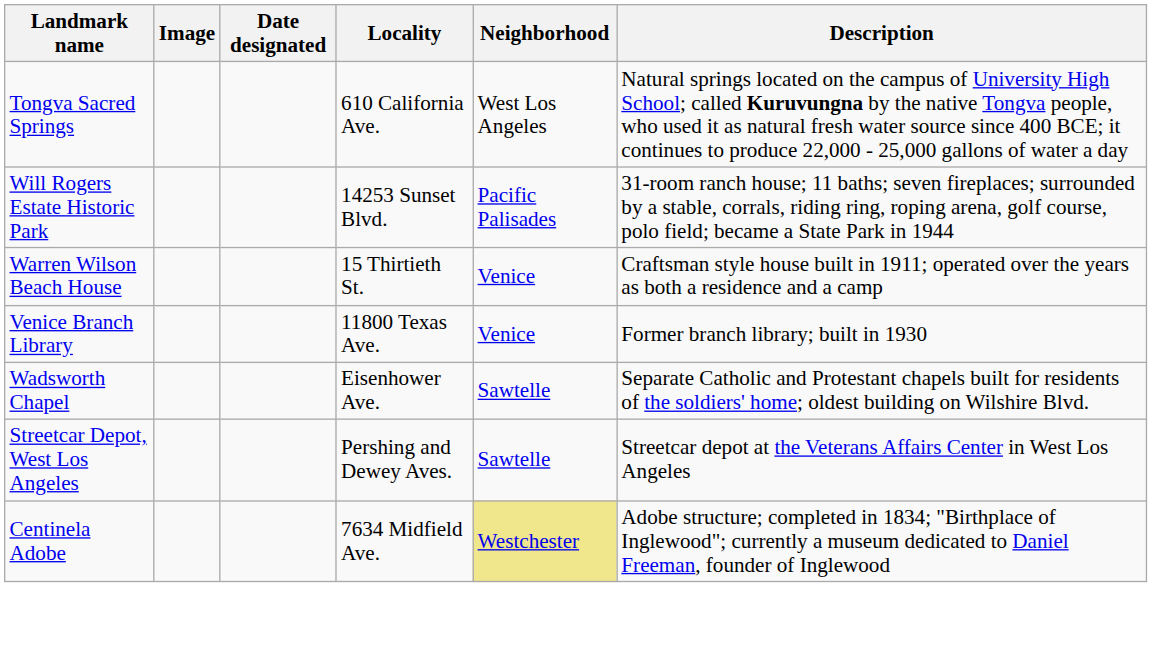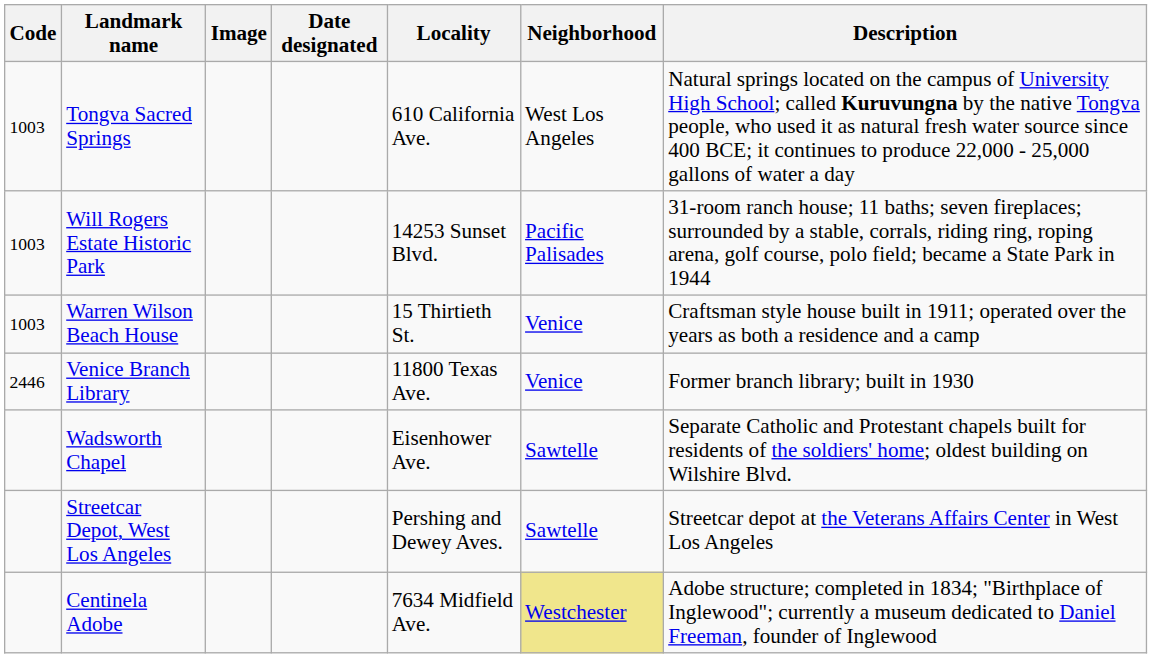+ column: (33, 33)
